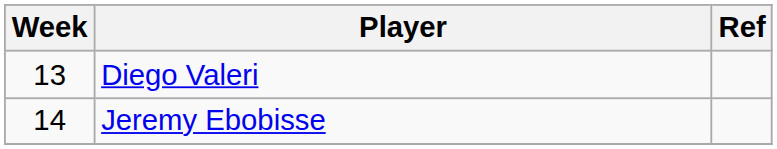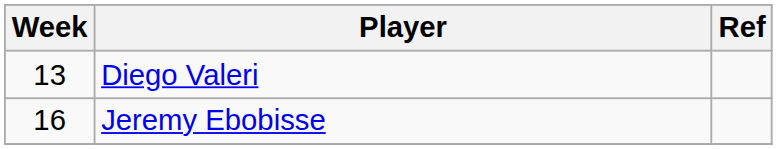(50, 120) 14 -> (50, 120) 16
